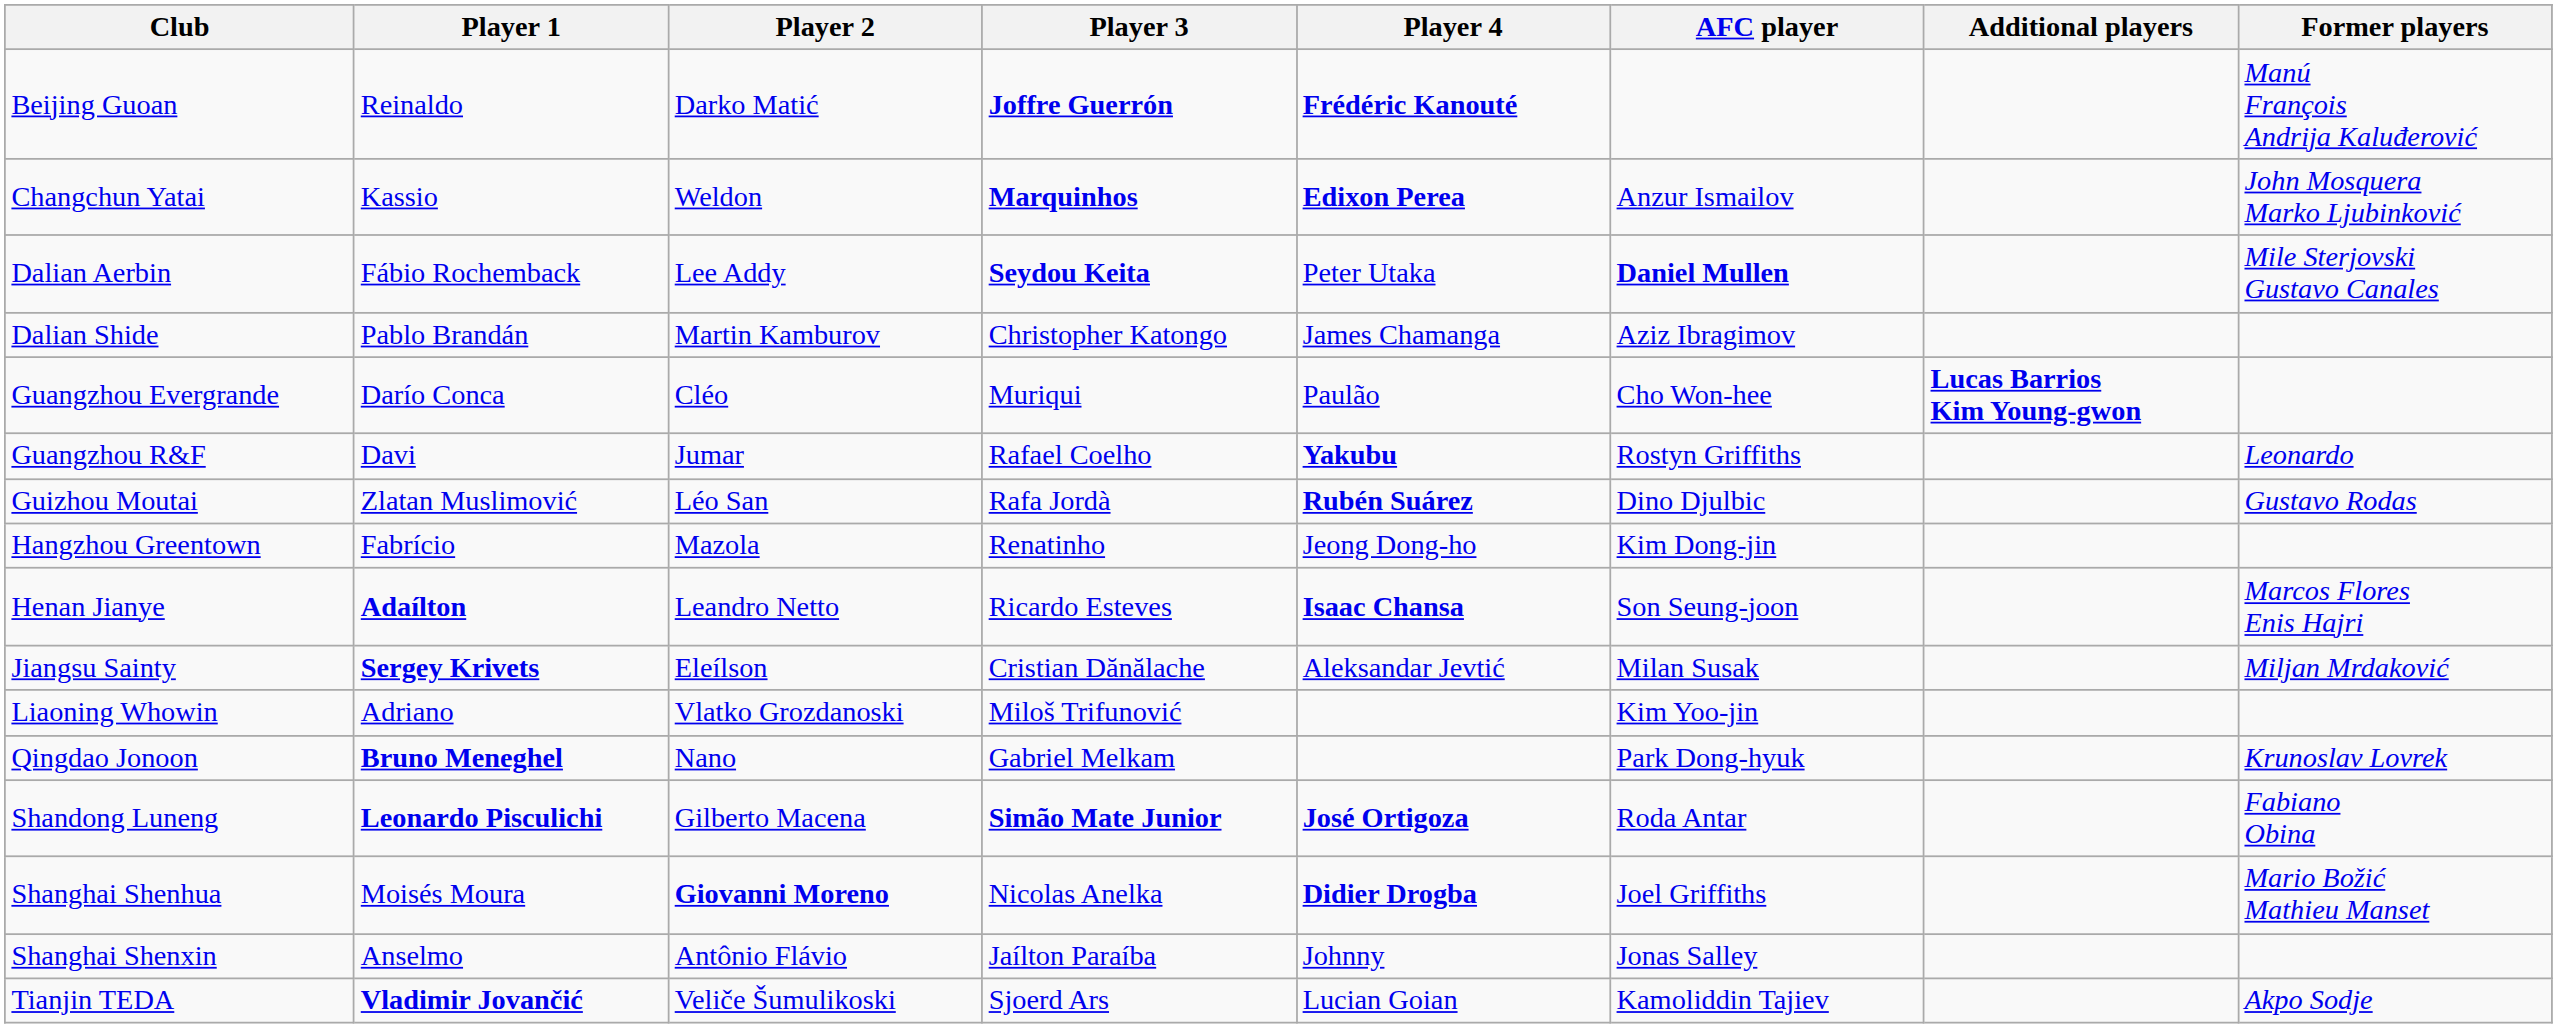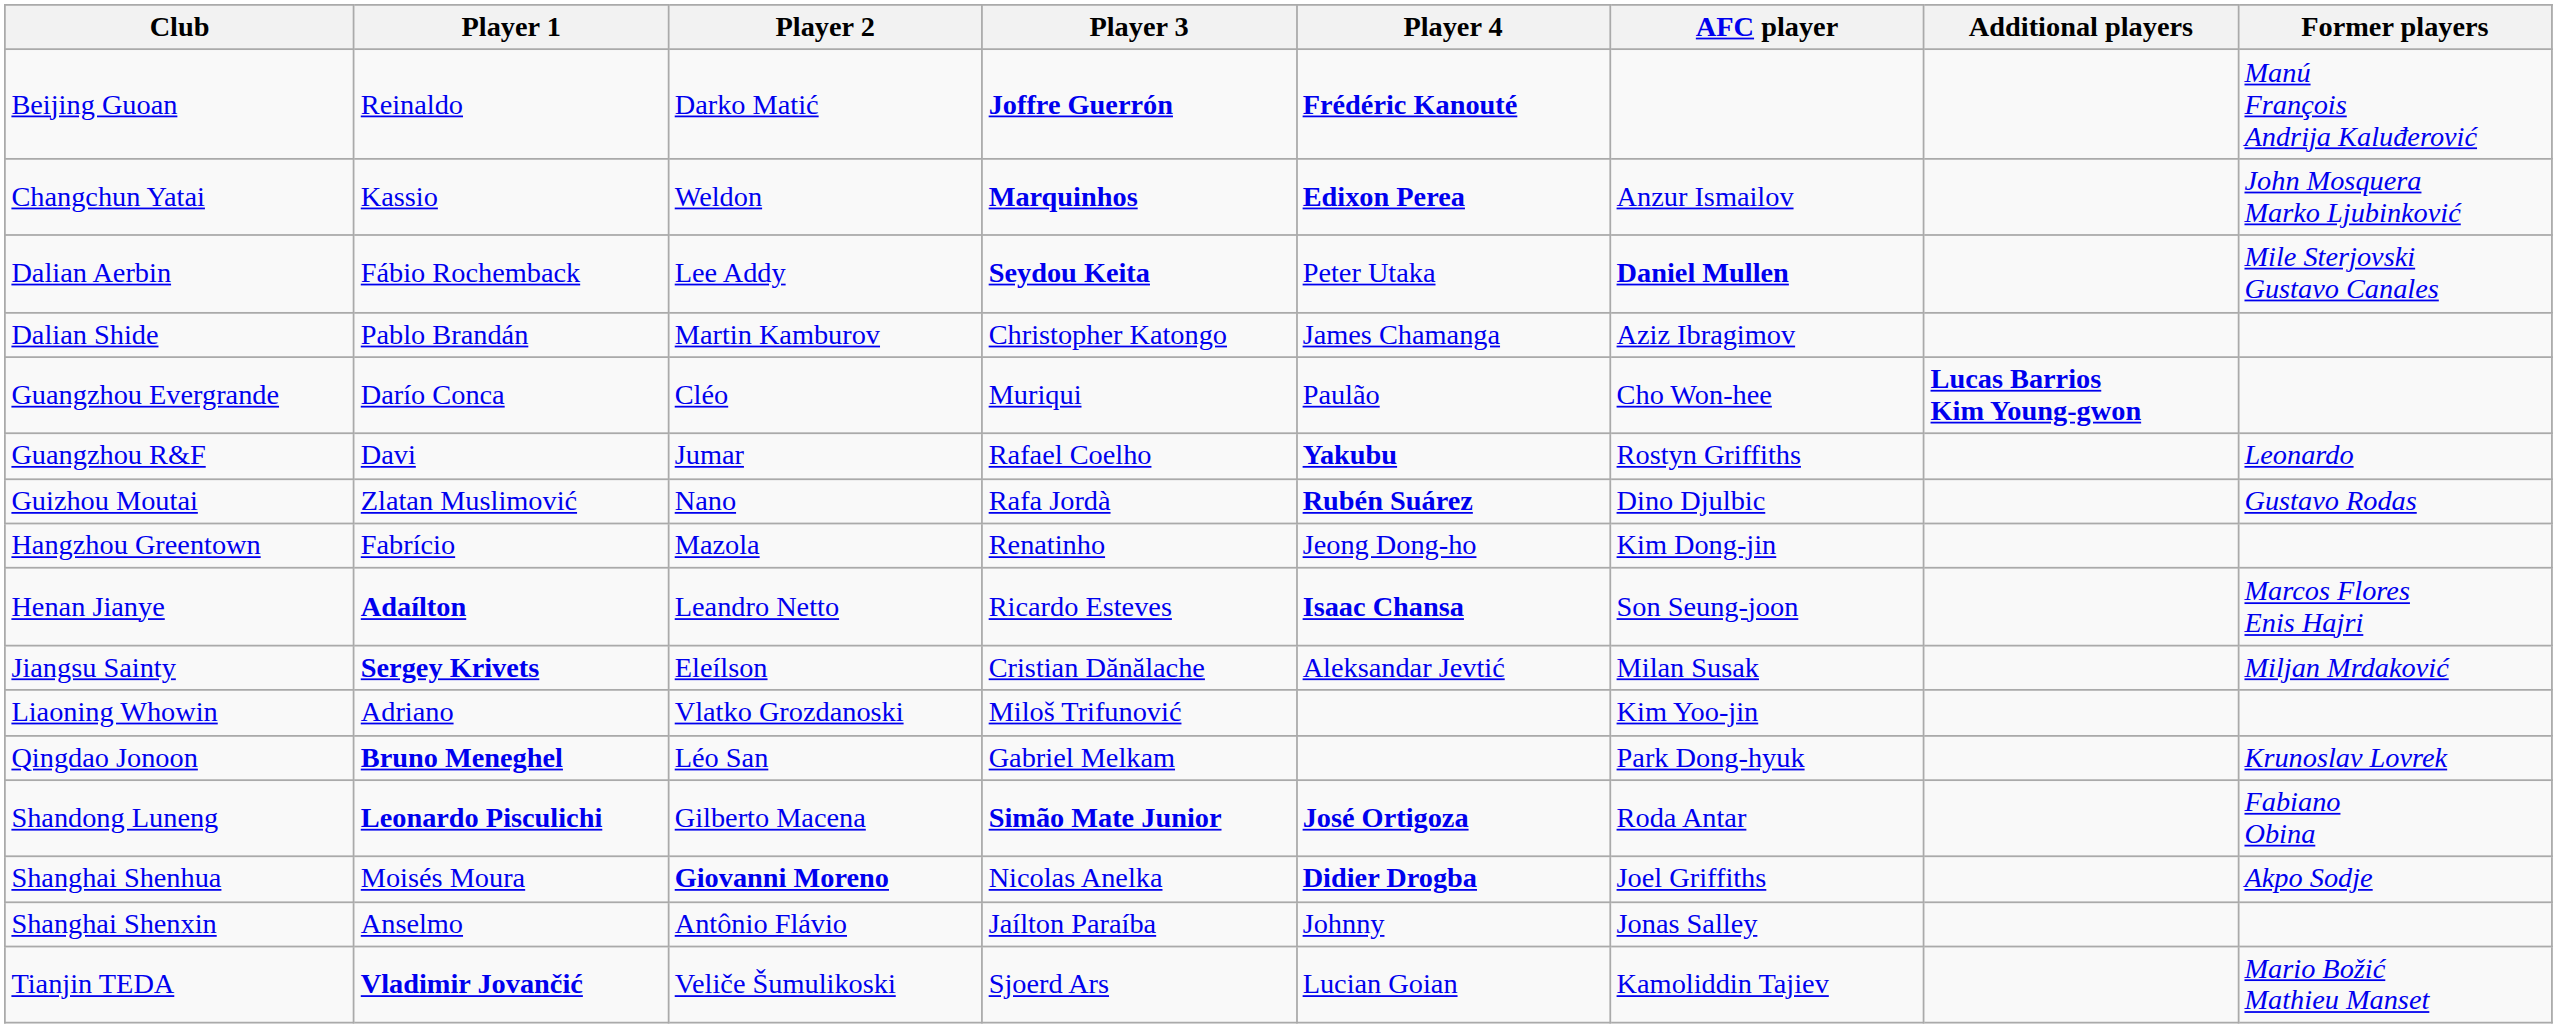(722, 500) Léo San -> (705, 500) Nano
(705, 757) Nano -> (722, 757) Léo San
(2337, 894) Mario Božić Mathieu Manset -> (2309, 878) Akpo Sodje
(2309, 1000) Akpo Sodje -> (2337, 984) Mario Božić Mathieu Manset
